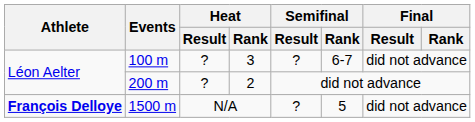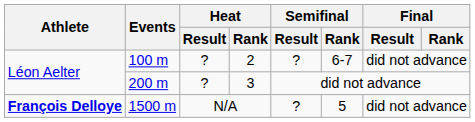(250, 61) 3 -> (250, 61) 2
(250, 84) 2 -> (250, 84) 3
